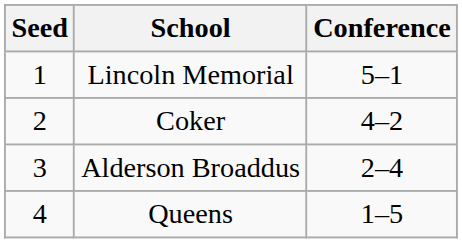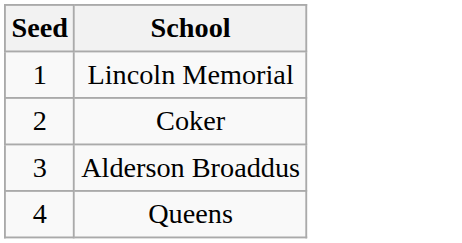- column: (382, 27)
